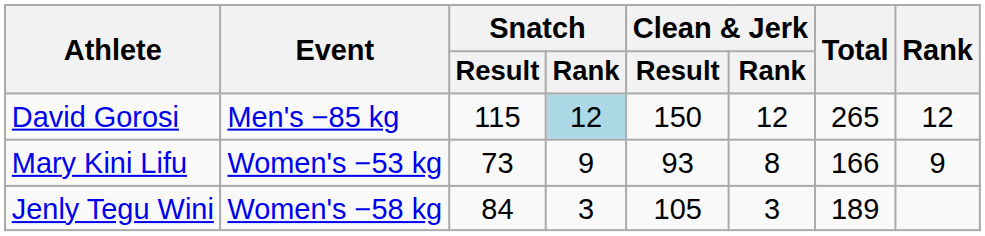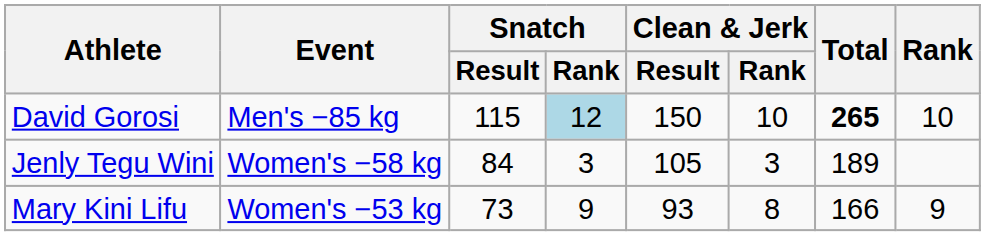(772, 117) 12 -> (772, 117) 10
(855, 117) normal -> (855, 117) bold
(938, 117) 12 -> (938, 117) 10
rows swapped: (99, 163) <-> (113, 209)
